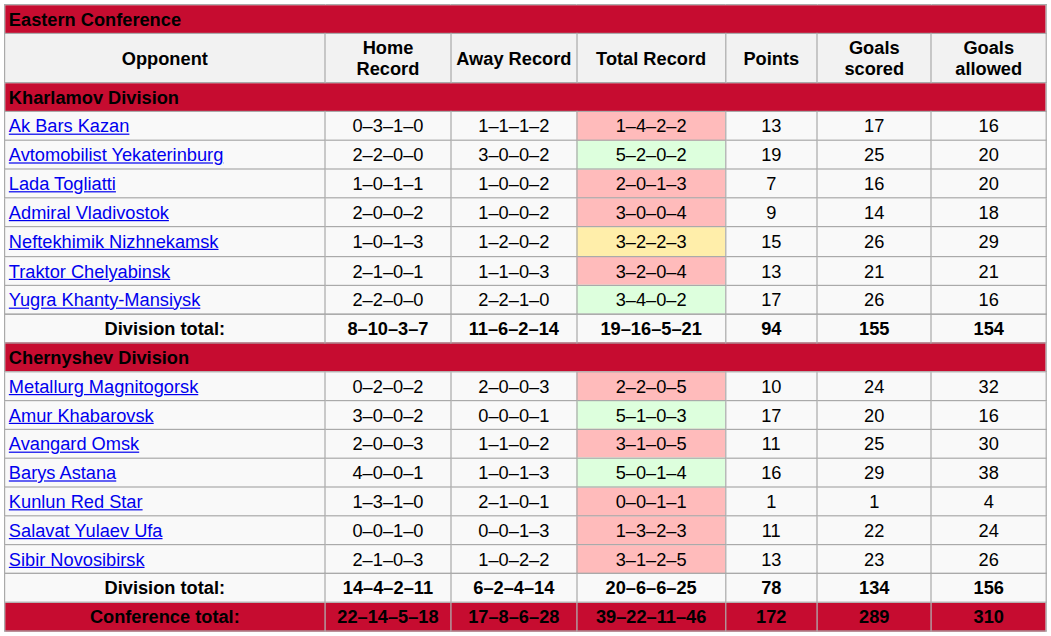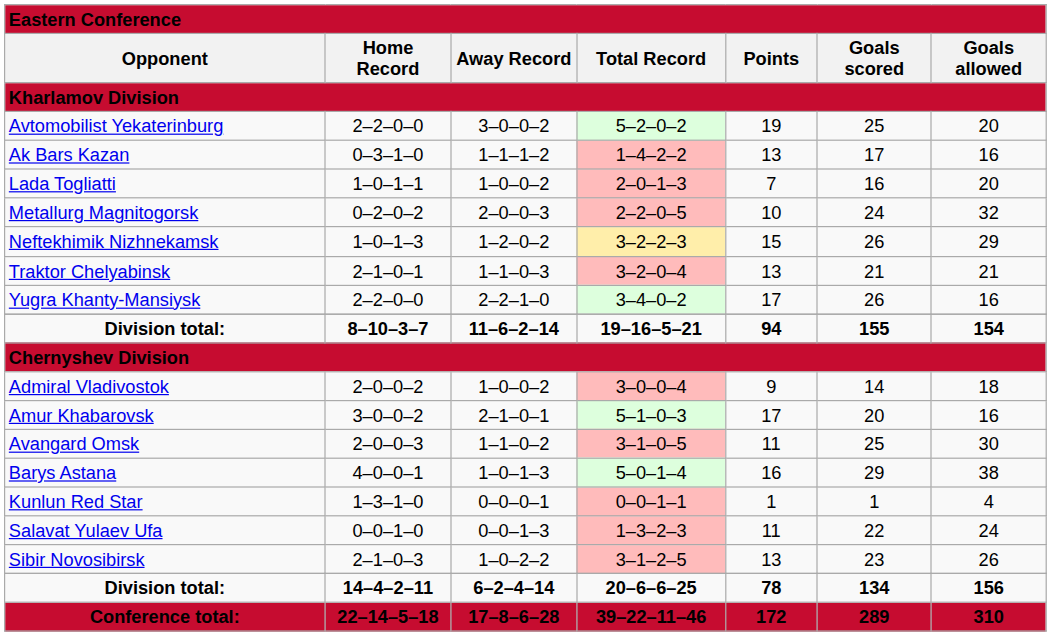rows swapped: (69, 126) <-> (116, 155)
rows swapped: (104, 386) <-> (89, 213)
(514, 415) 0–0–0–1 -> (514, 415) 2–1–0–1
(514, 502) 2–1–0–1 -> (514, 502) 0–0–0–1
